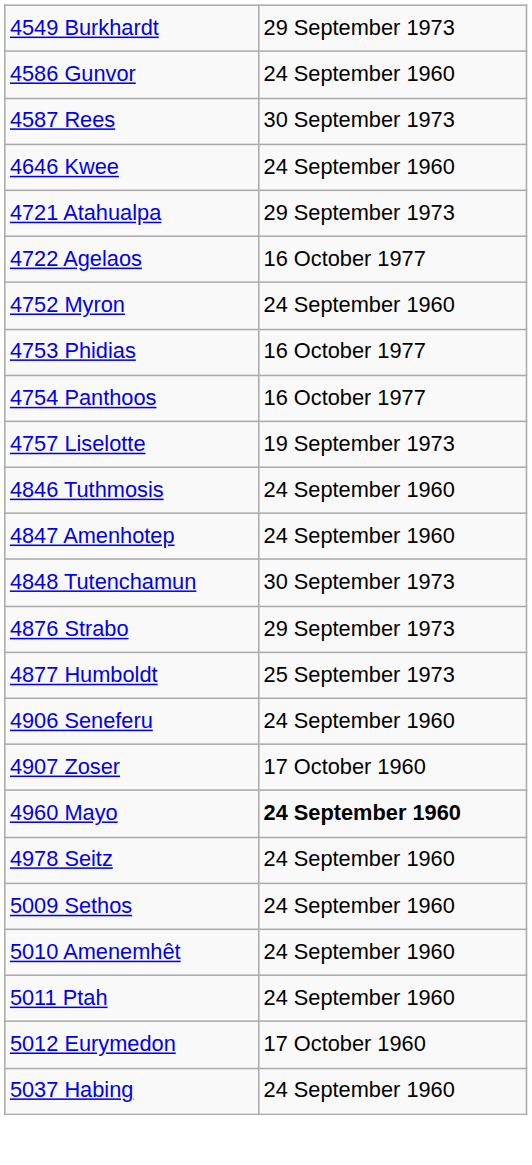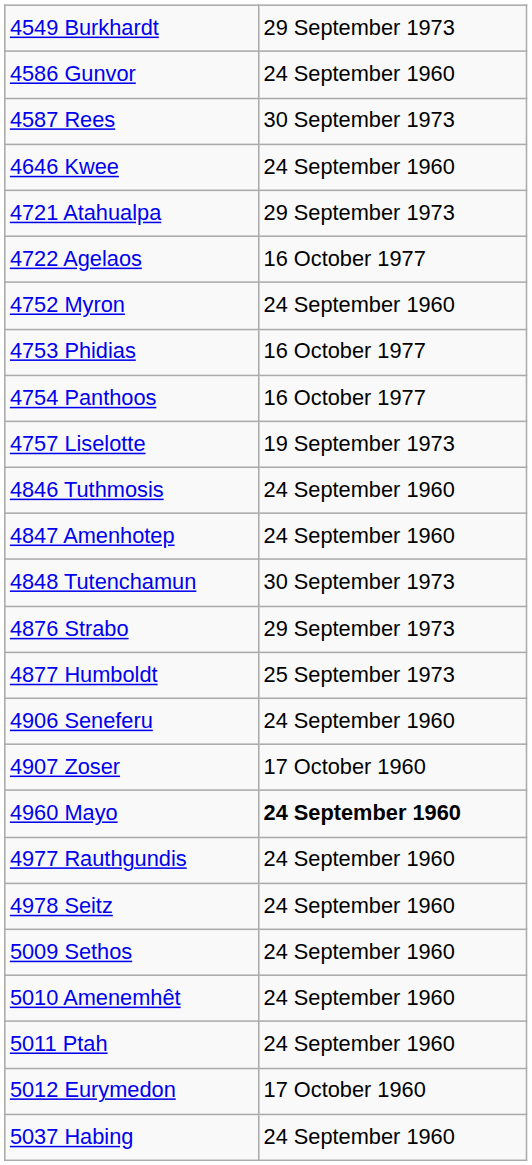+ row: (98, 859)
